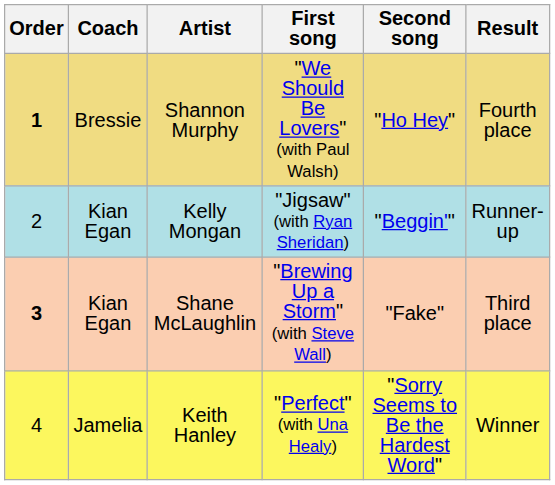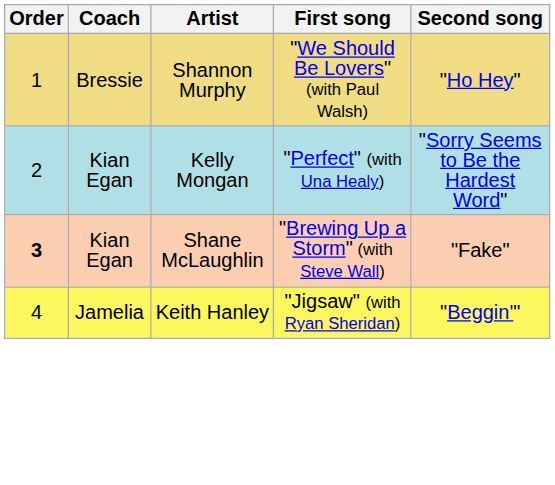- column: (508, 29)
(36, 119) bold -> (36, 79) normal
(313, 220) "Jigsaw" (with Ryan Sheridan) -> (343, 169) "Perfect" (with Una Healy)
(415, 221) "Beggin'" -> (480, 170) "Sorry Seems to Be the Hardest Word"
(313, 424) "Perfect" (with Una Healy) -> (343, 311) "Jigsaw" (with Ryan Sheridan)
(415, 424) "Sorry Seems to Be the Hardest Word" -> (480, 312) "Beggin'"
